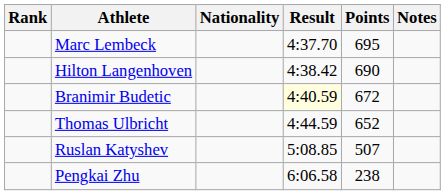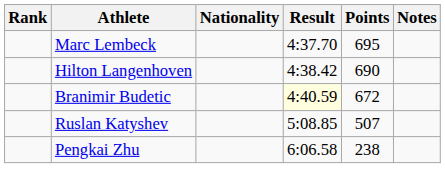- row: (111, 123)
